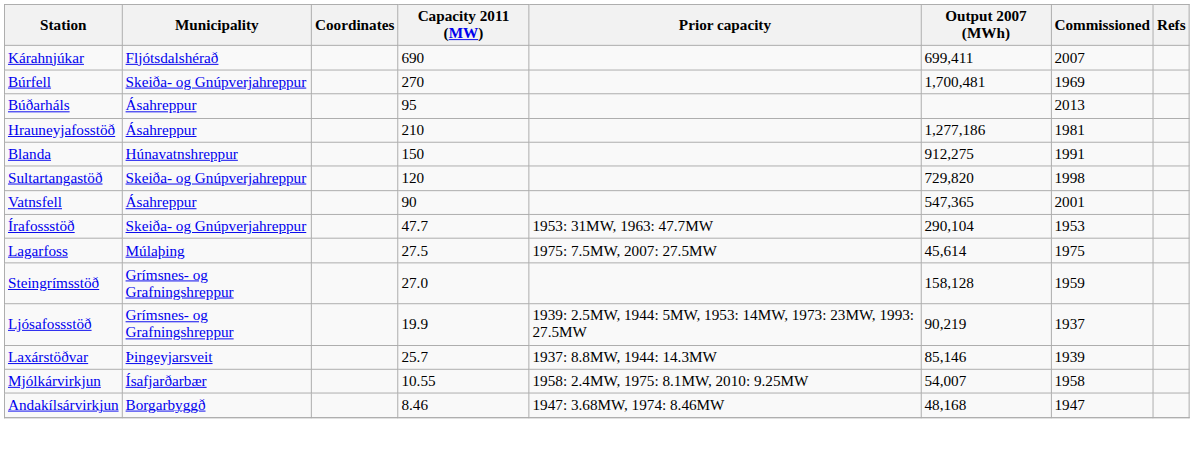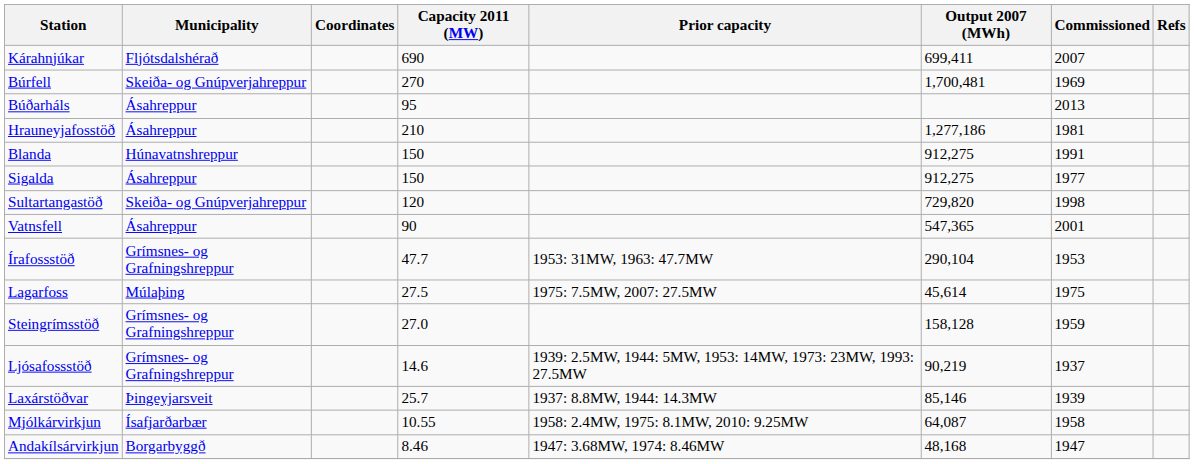+ row: (31, 178)
(216, 226) Skeiða- og Gnúpverjahreppur -> (180, 259) Grímsnes- og Grafningshreppur
(415, 324) 19.9 -> (415, 365) 14.6
(945, 381) 54,007 -> (945, 422) 64,087
